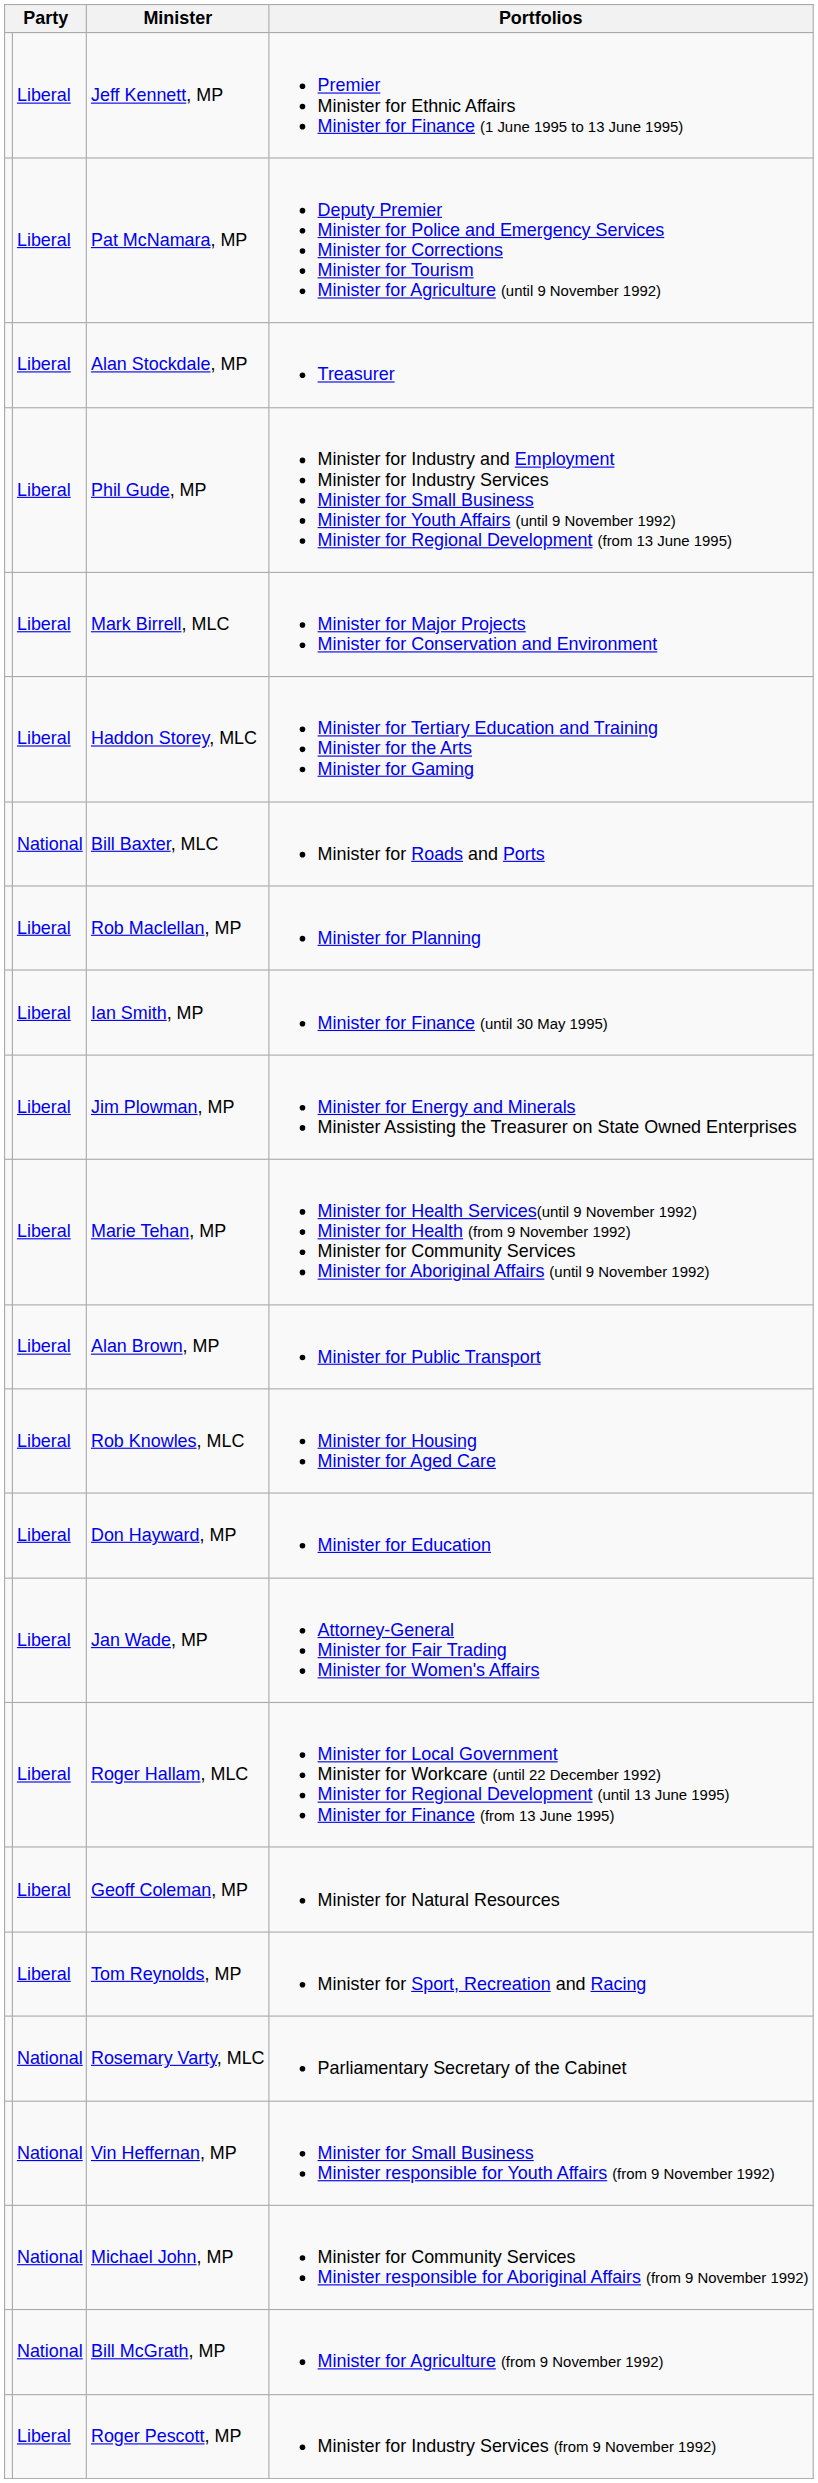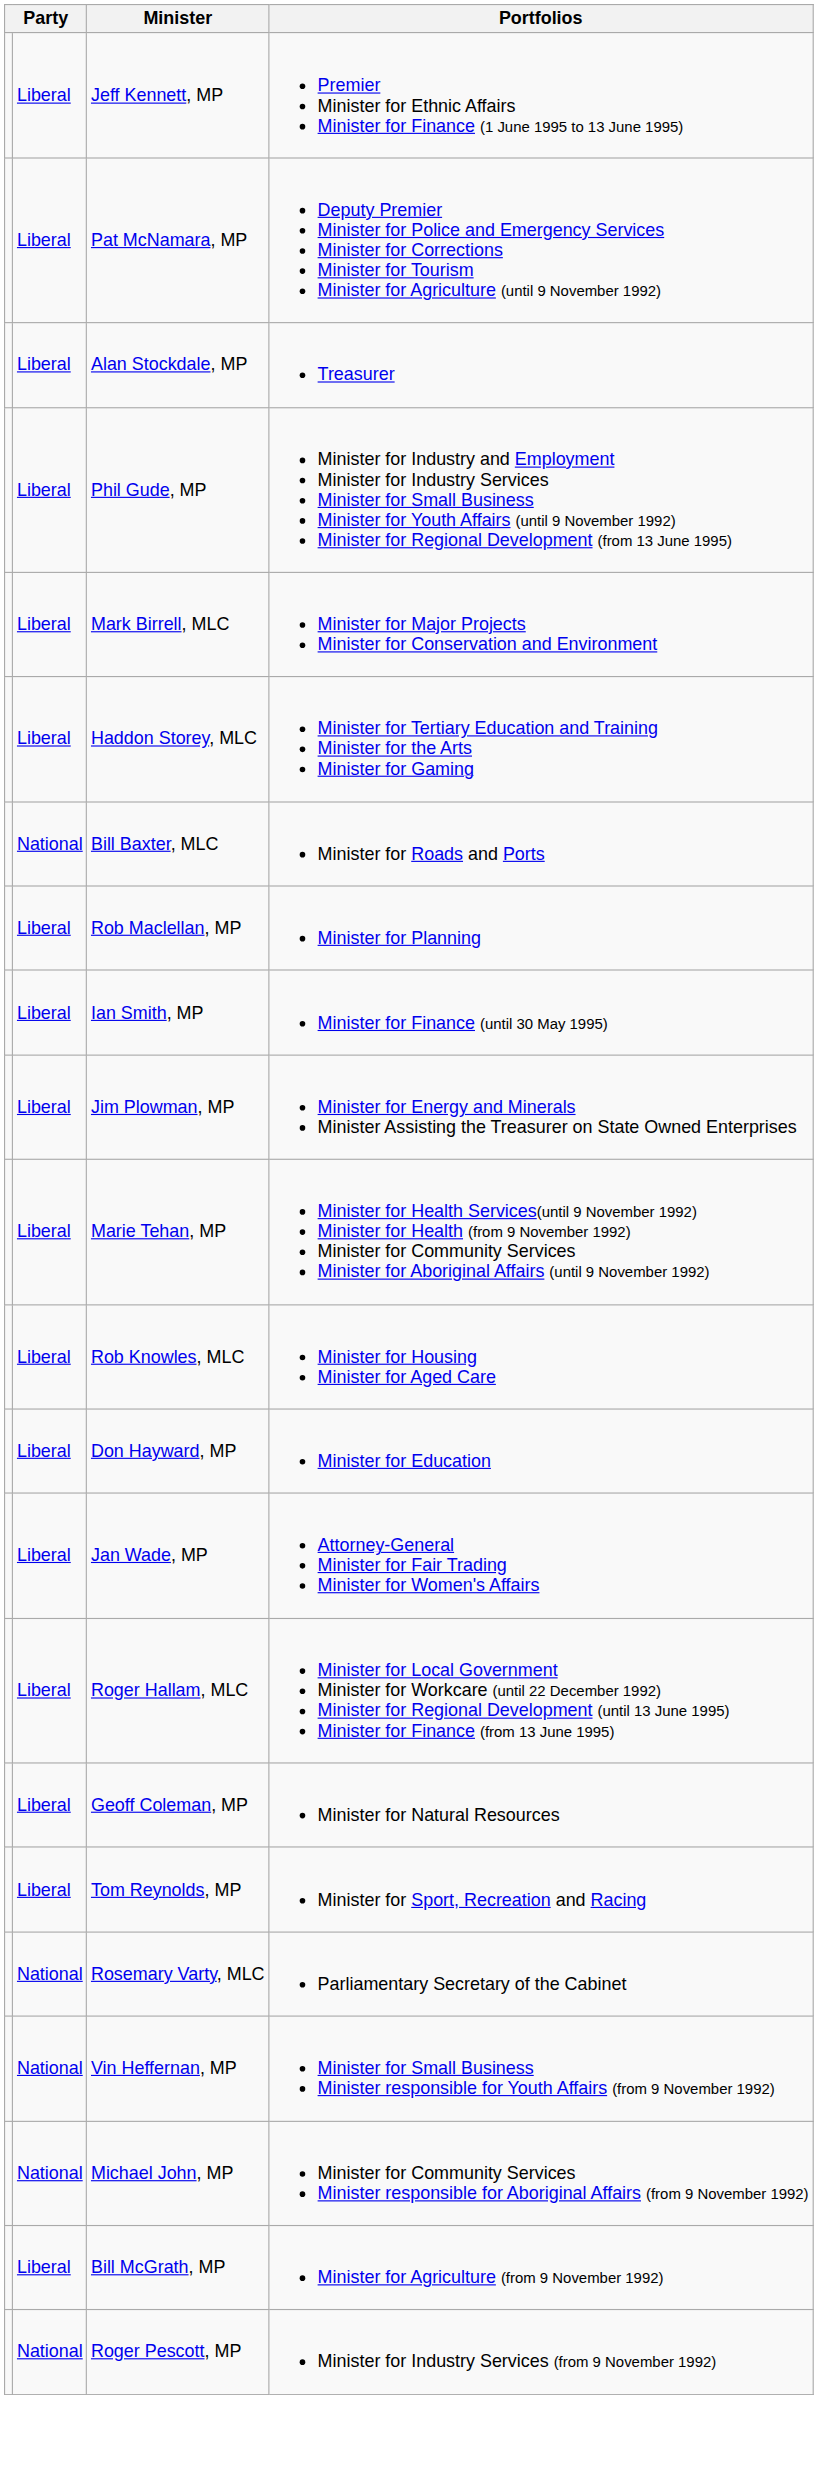- row: (155, 1346)
(50, 2351) National -> (44, 2267) Liberal
(44, 2436) Liberal -> (50, 2351) National
